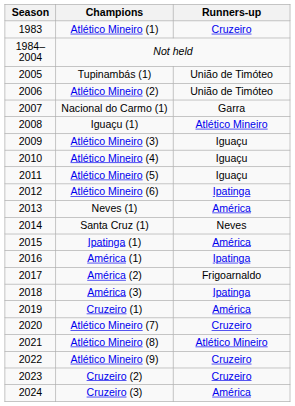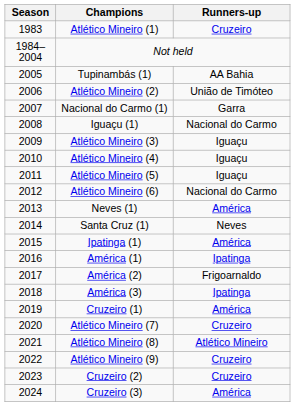(232, 74) União de Timóteo -> (232, 74) AA Bahia
(232, 125) Atlético Mineiro -> (232, 125) Nacional do Carmo
(232, 192) Ipatinga -> (232, 192) Nacional do Carmo
